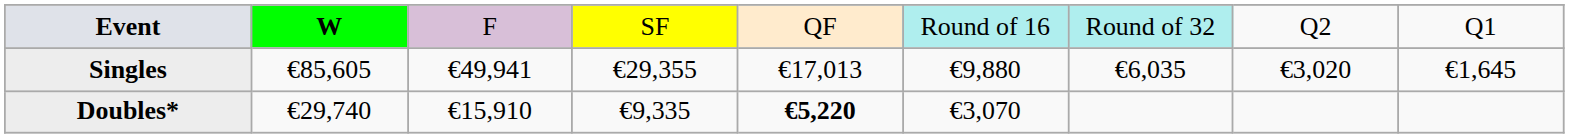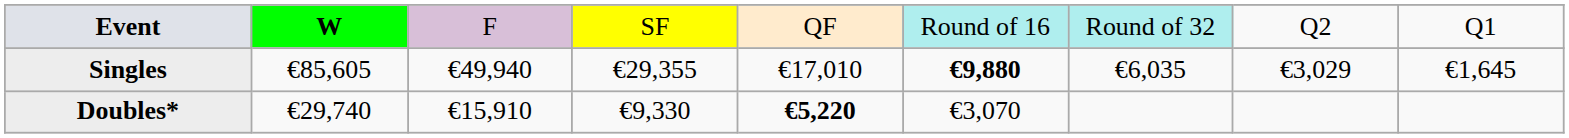(490, 69) €49,941 -> (490, 69) €49,940
(820, 69) €17,013 -> (820, 69) €17,010
(985, 69) normal -> (985, 69) bold
(1316, 69) €3,020 -> (1316, 69) €3,029
(655, 111) €9,335 -> (655, 111) €9,330
